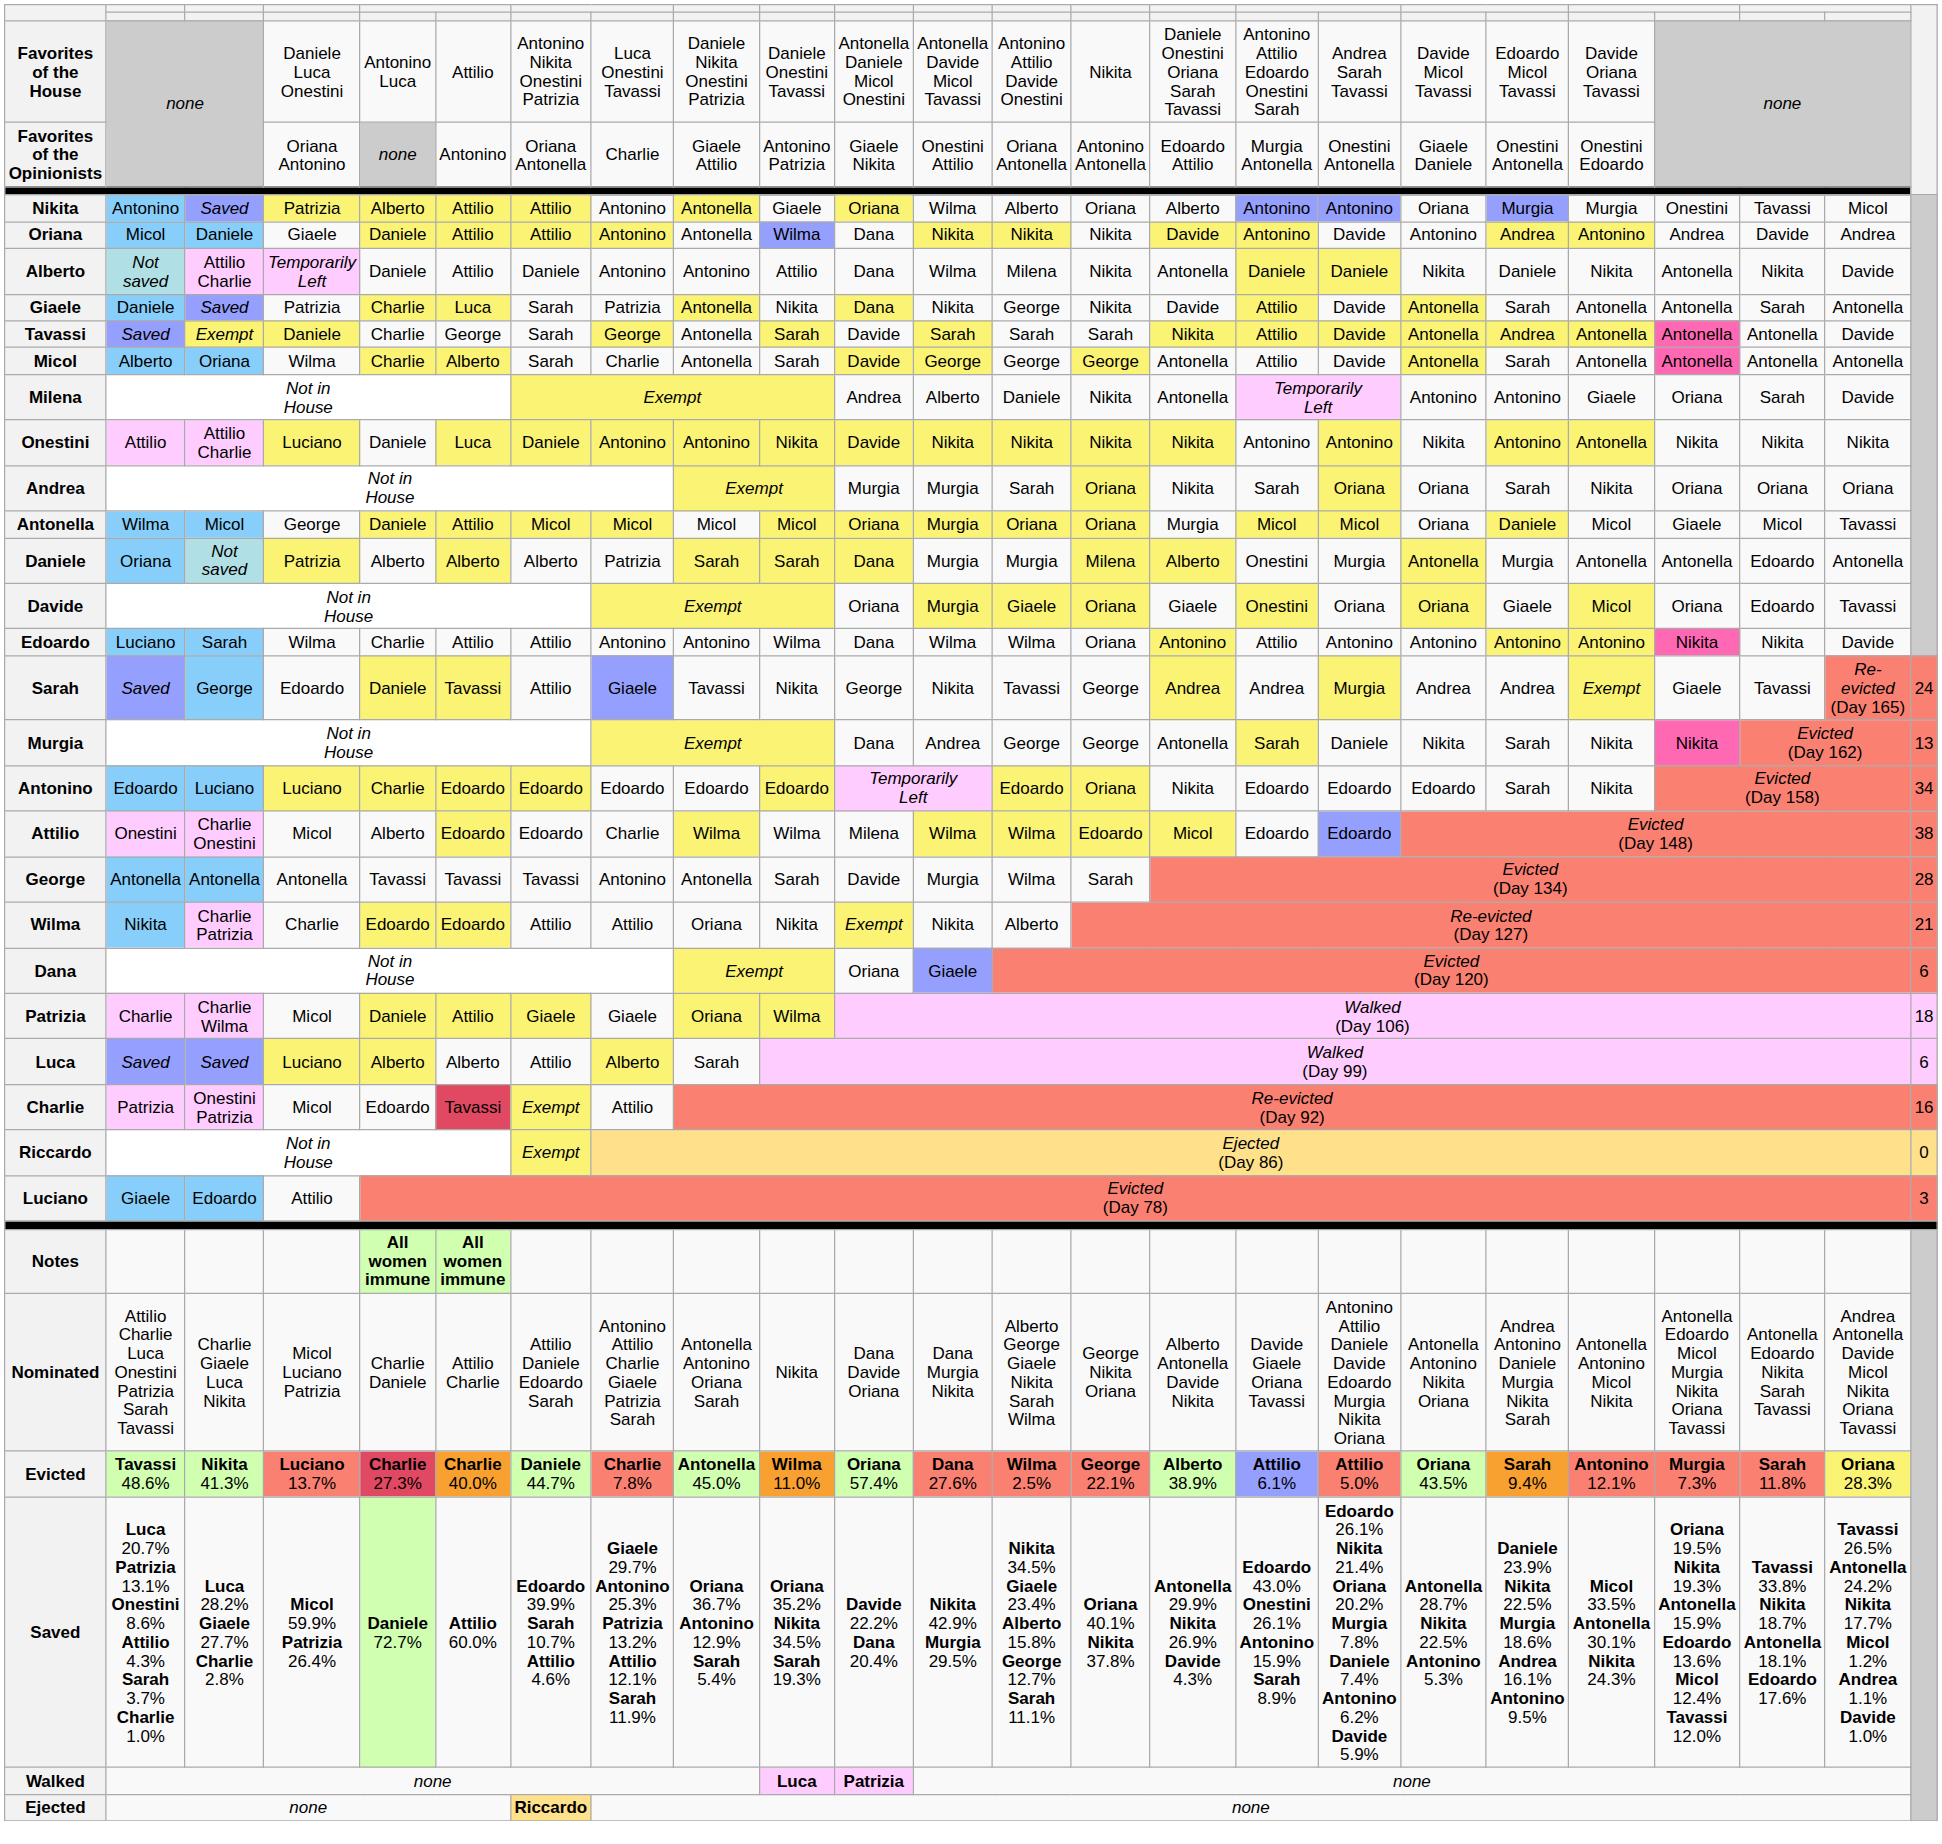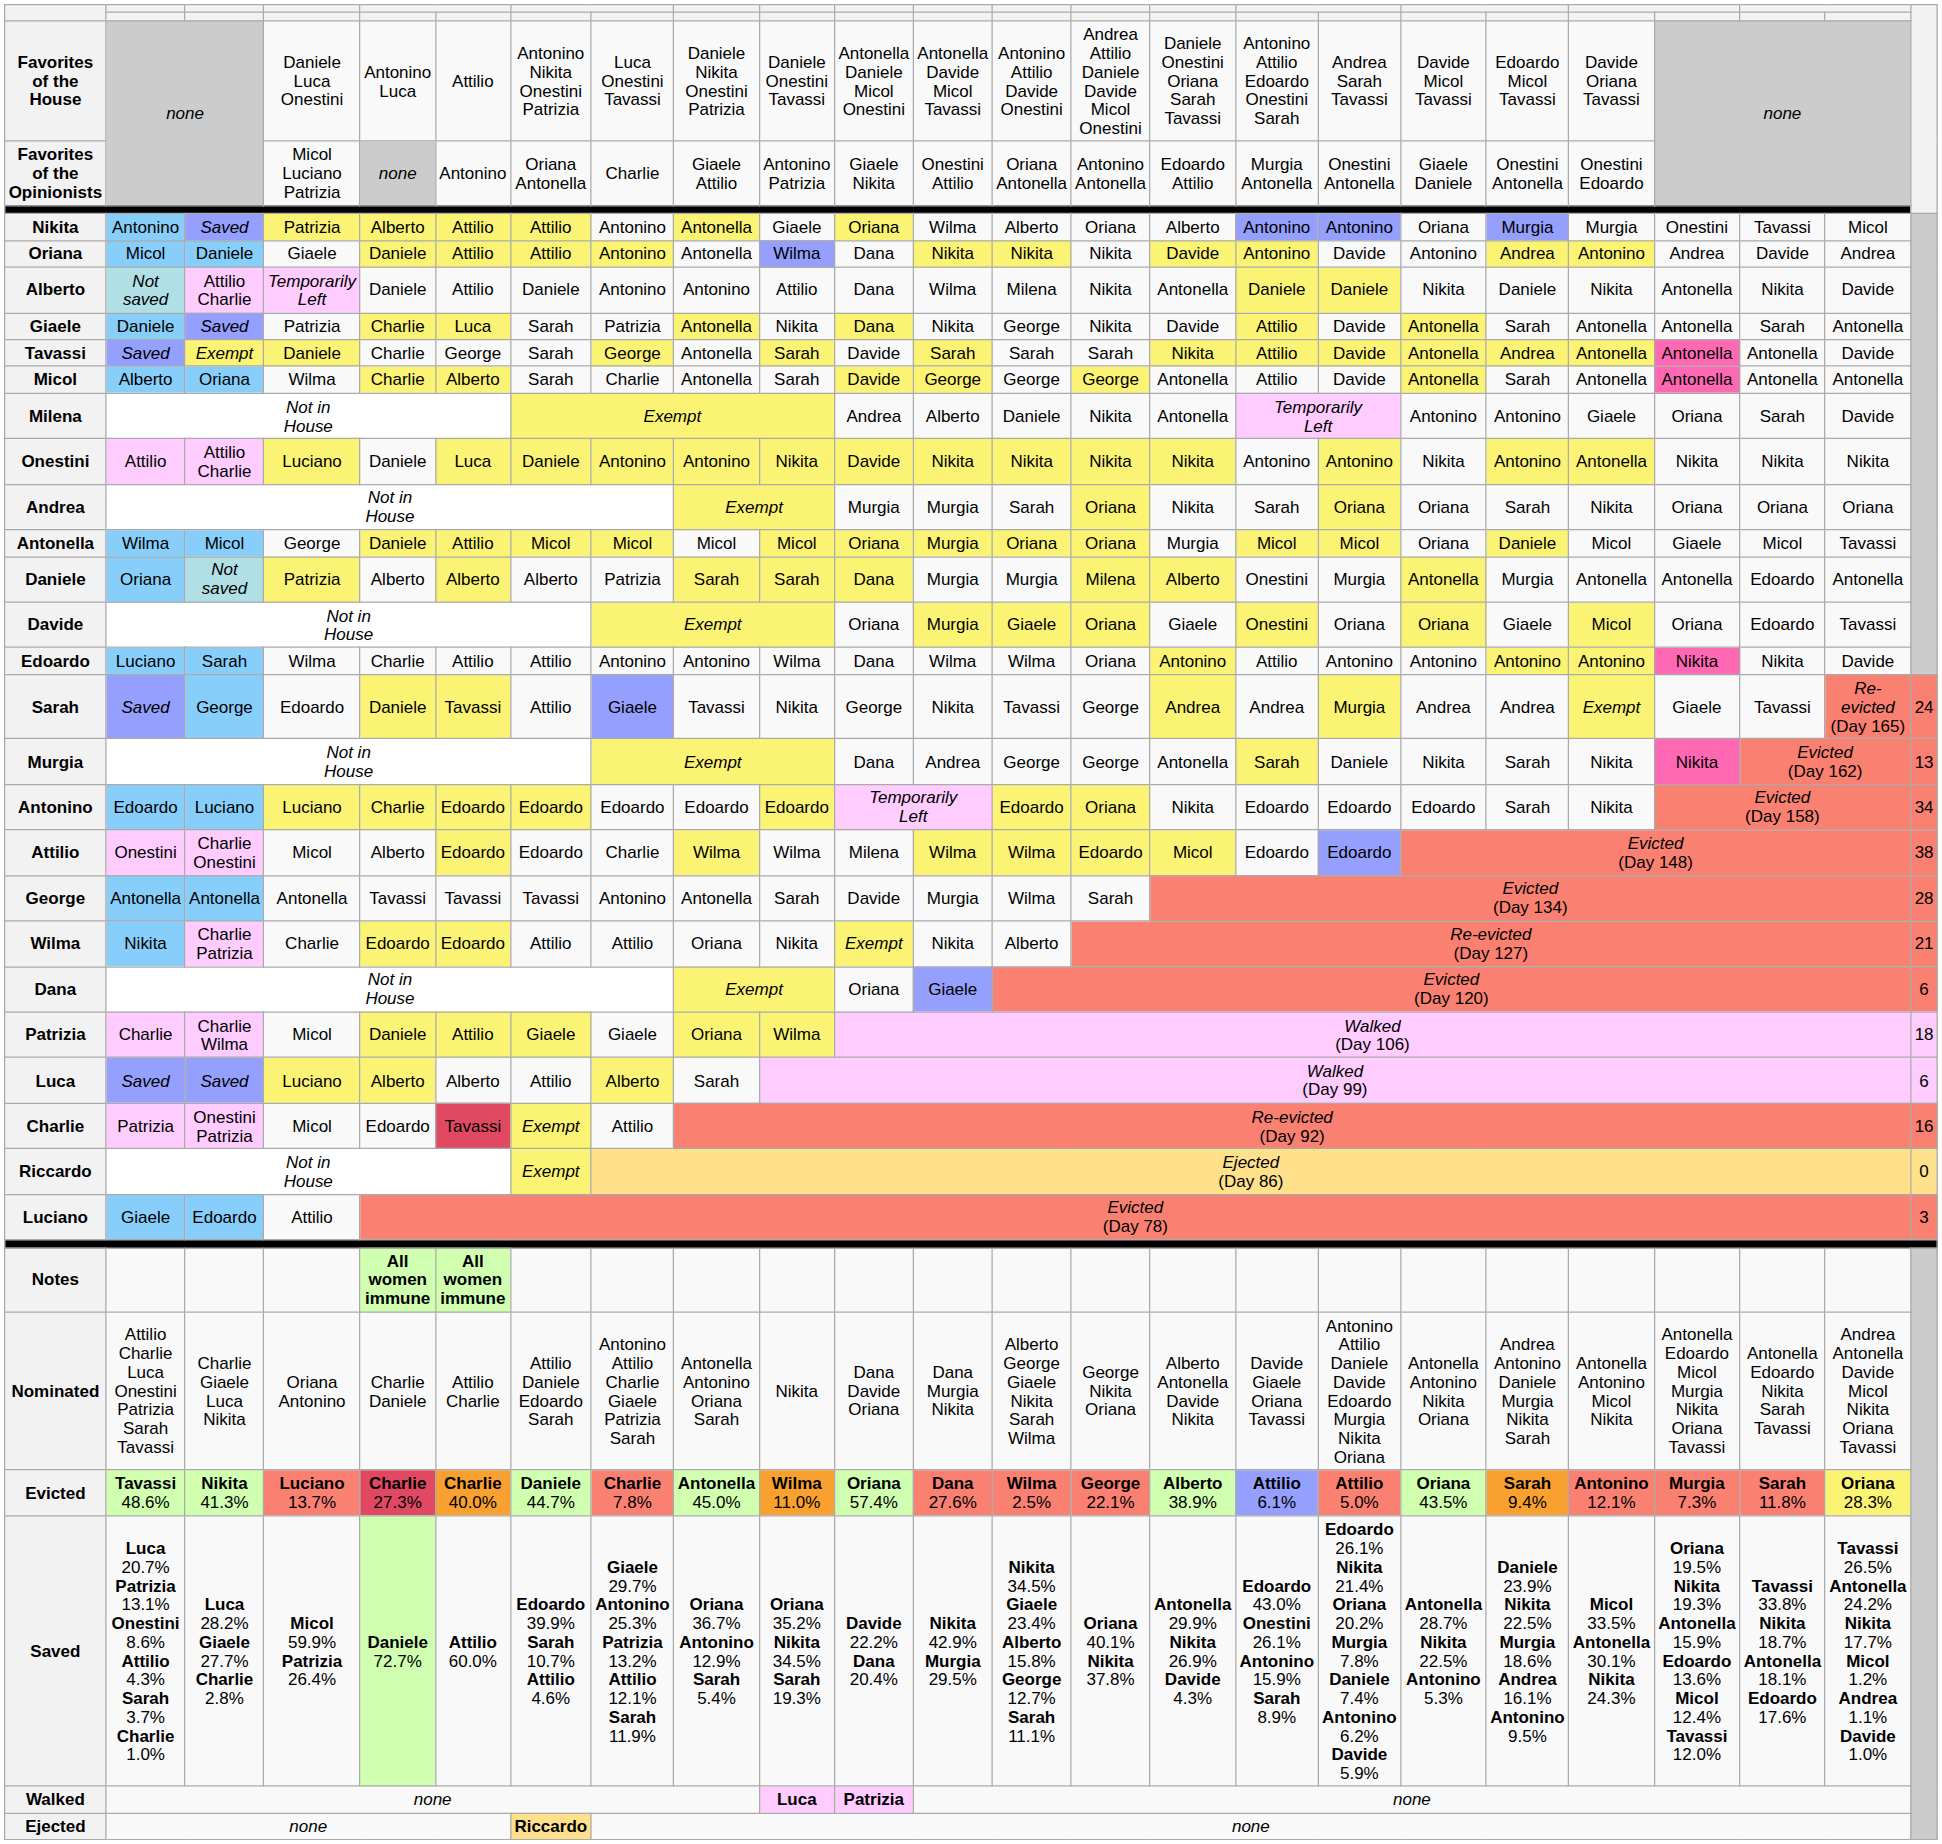(1111, 71) Nikita -> (1111, 81) Andrea Attilio Daniele Davide Micol Onestini
(312, 154) Oriana Antonino -> (312, 173) Micol Luciano Patrizia
(312, 1372) Micol Luciano Patrizia -> (312, 1391) Oriana Antonino
